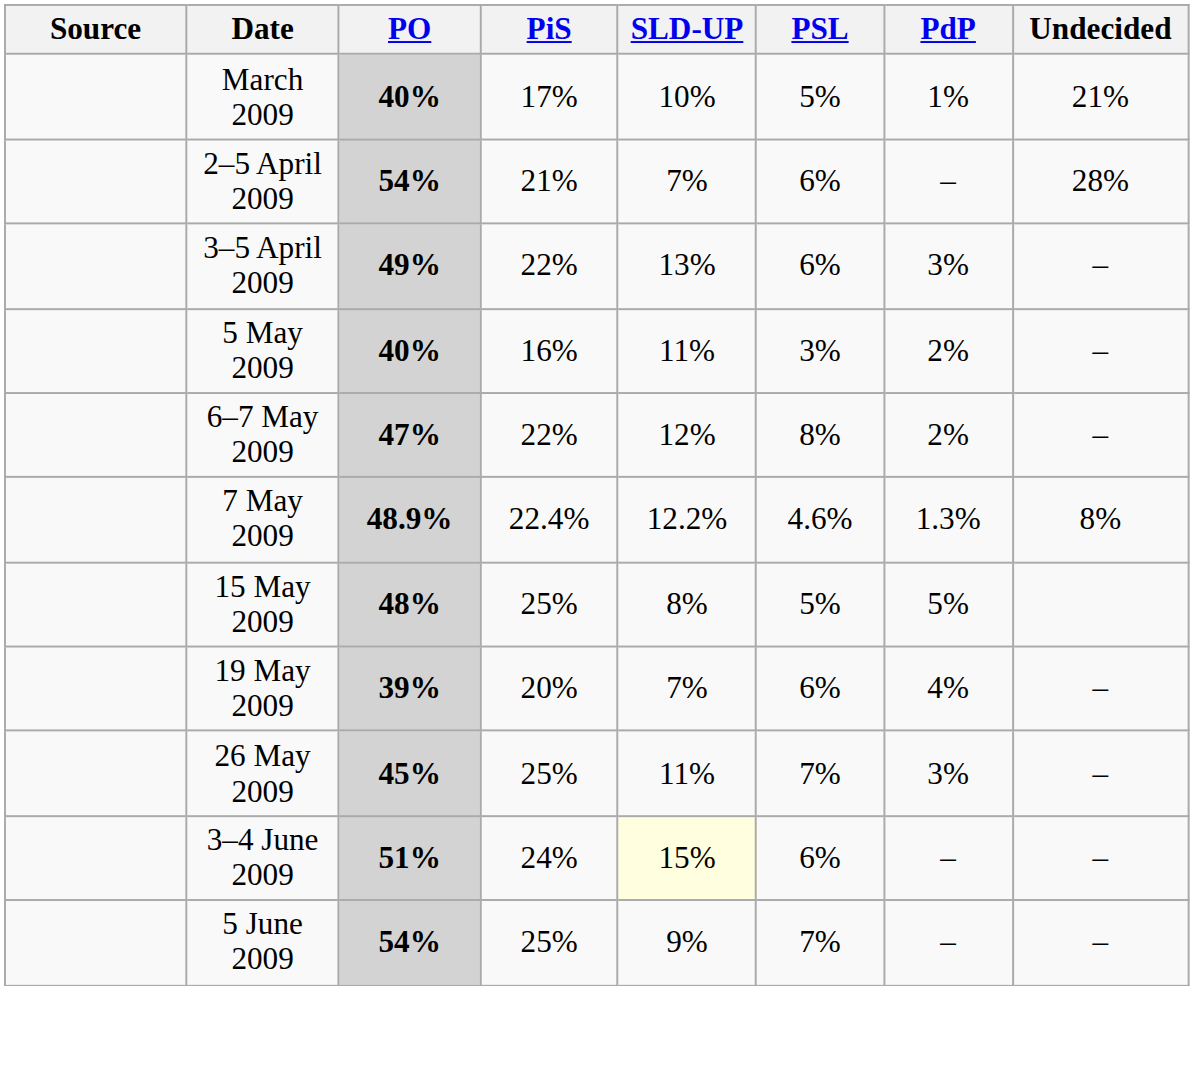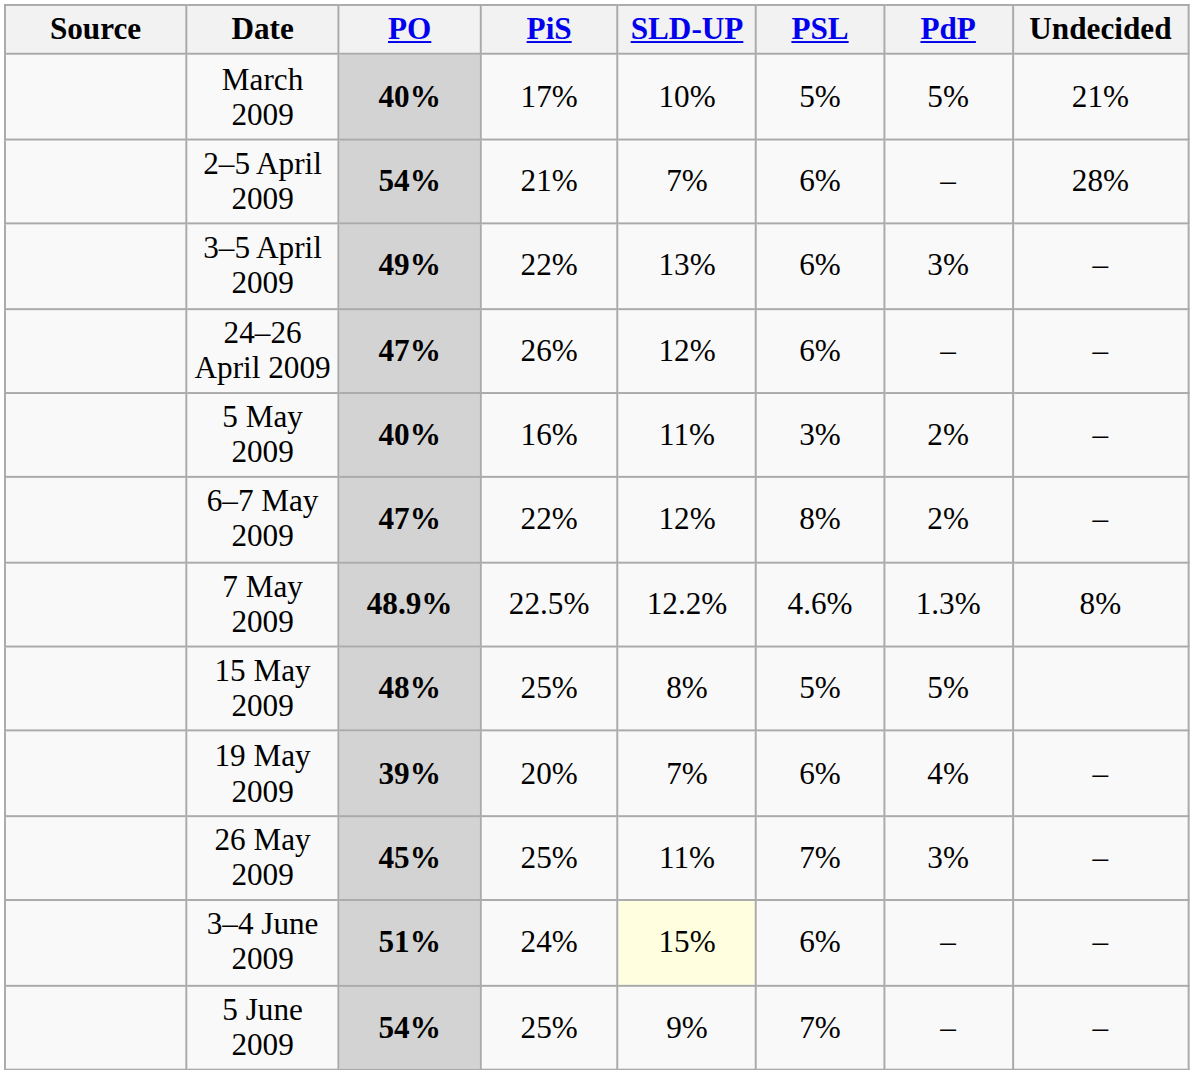(948, 96) 1% -> (948, 96) 5%
+ row: (263, 350)
(549, 519) 22.4% -> (549, 603) 22.5%
